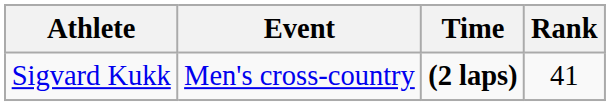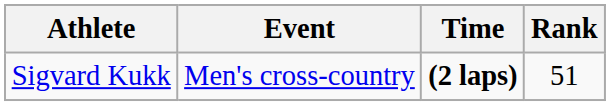(564, 75) 41 -> (564, 75) 51
